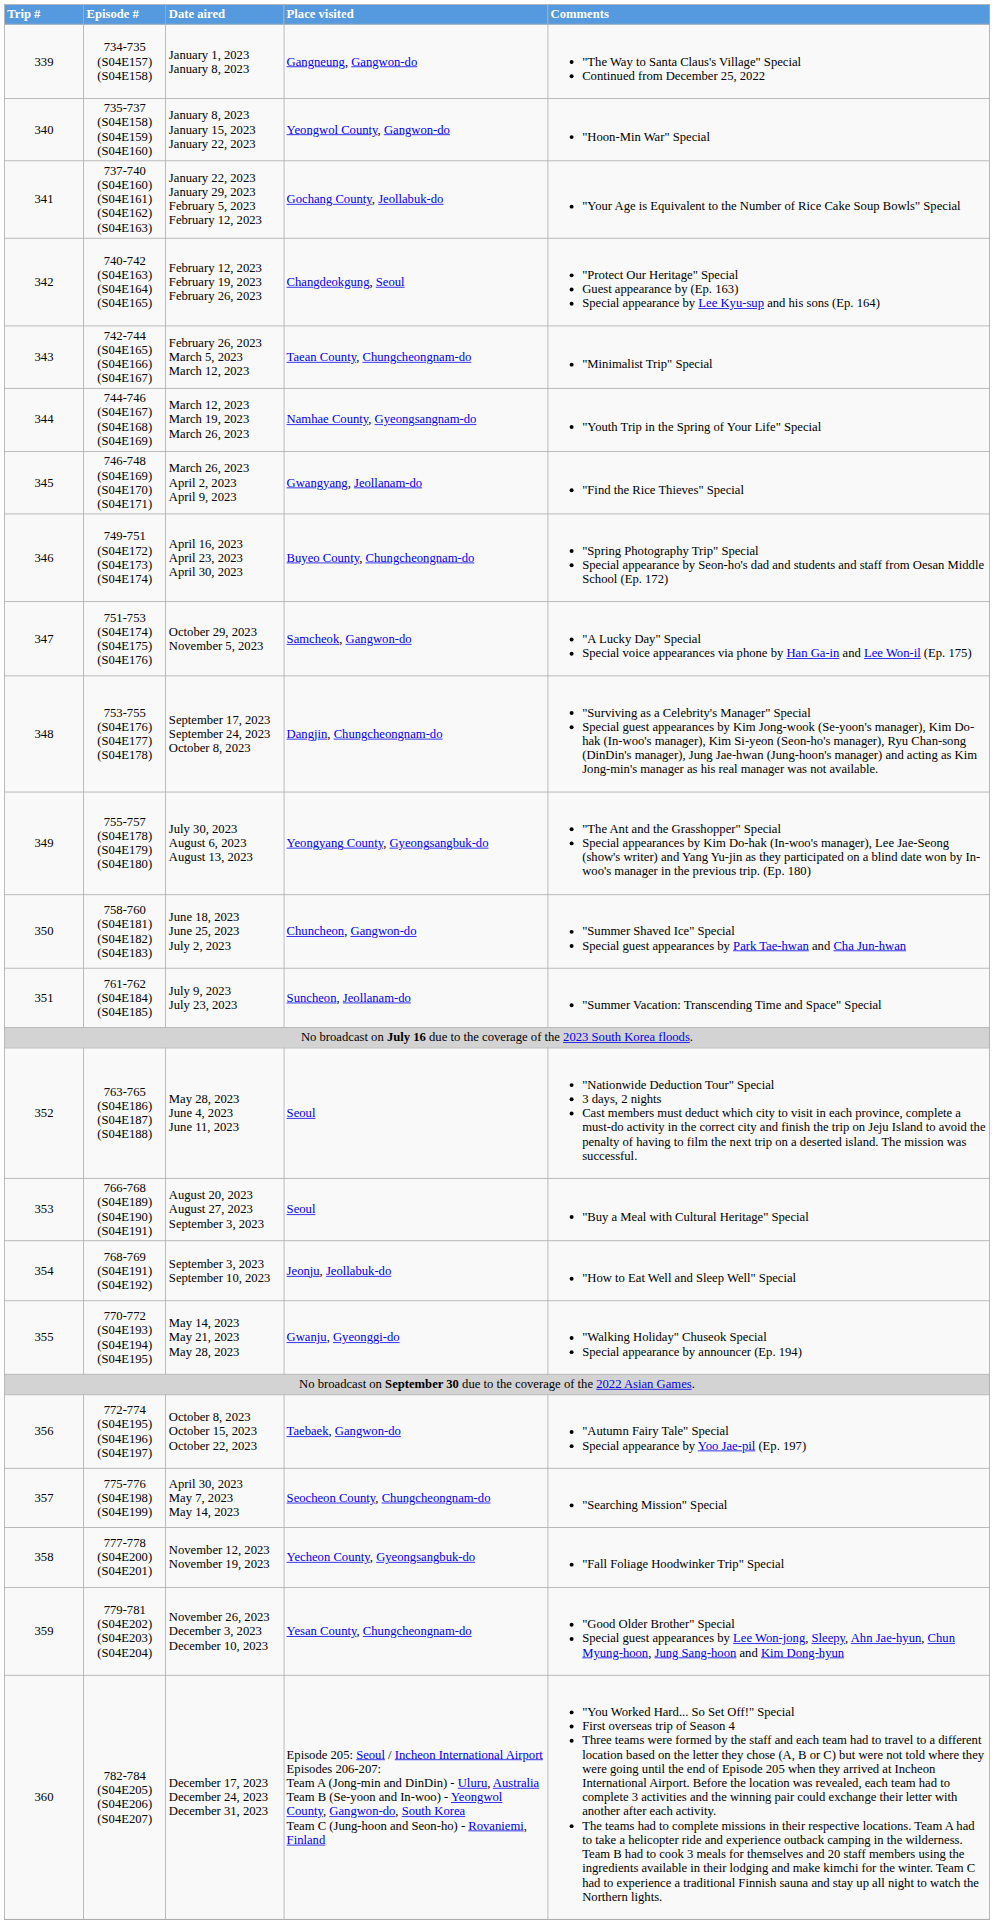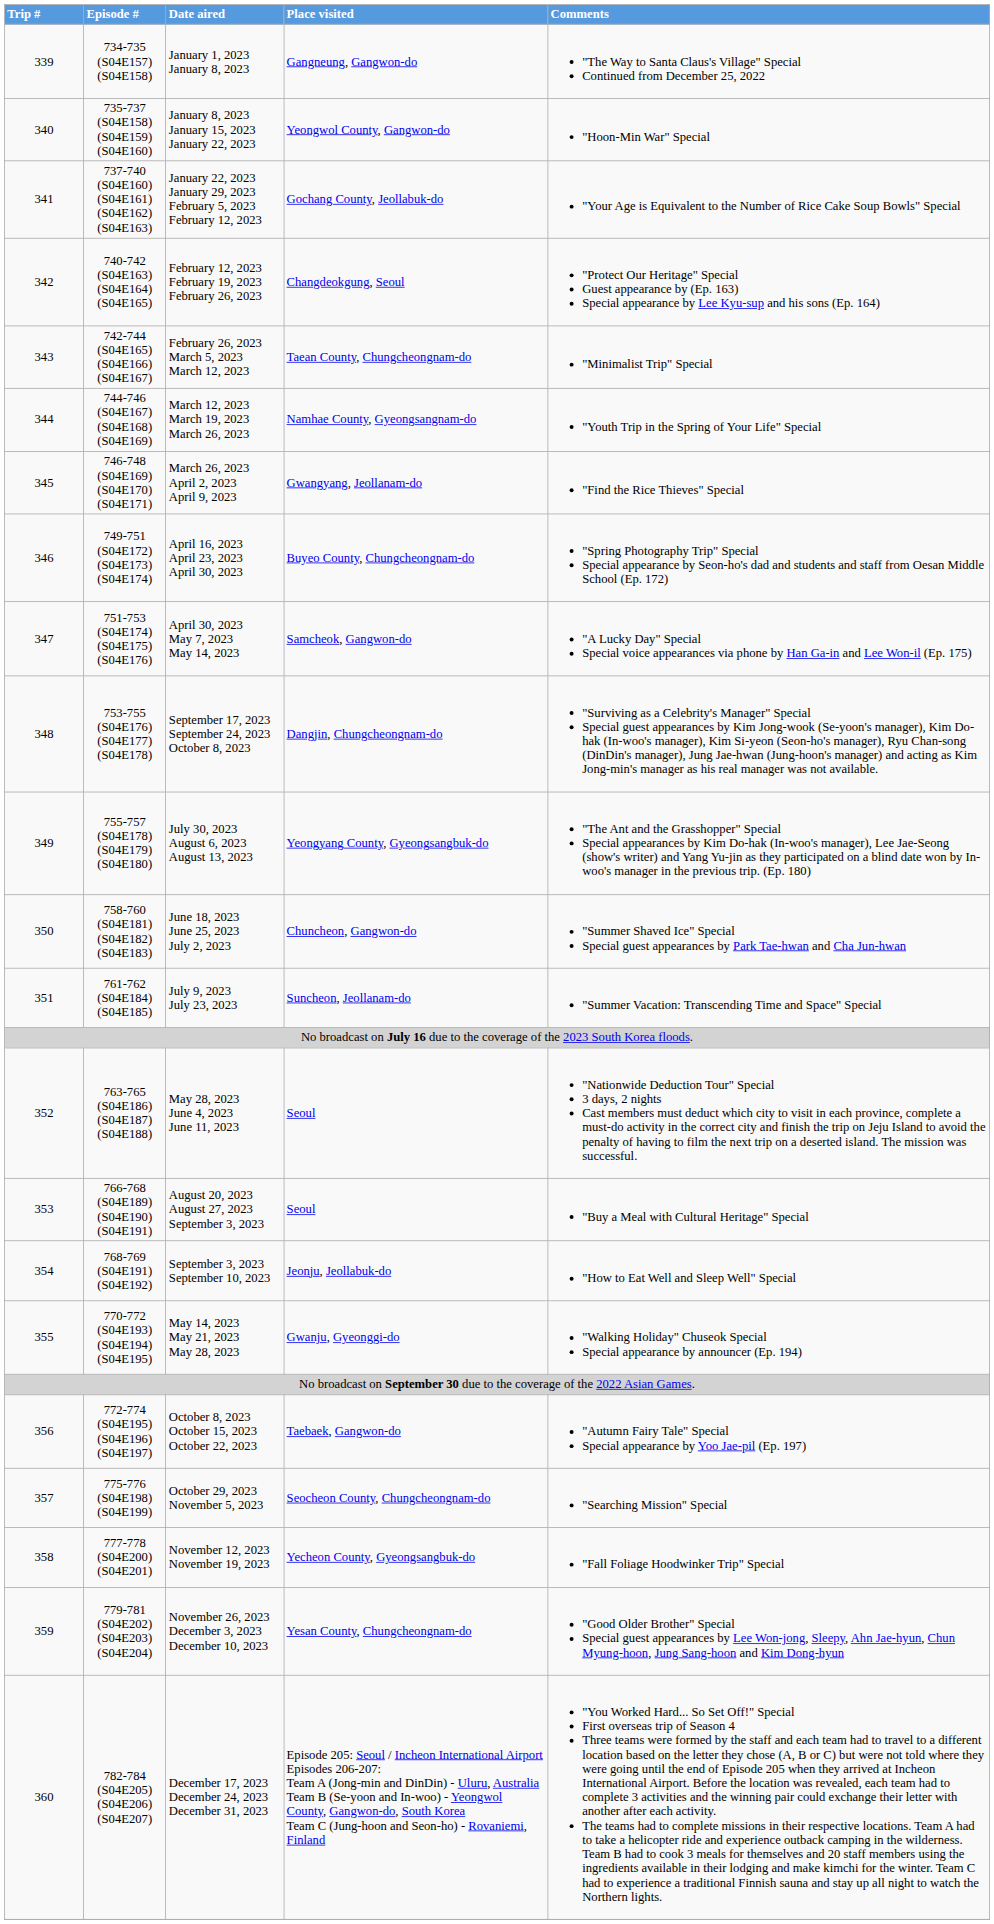(216, 638) October 29, 2023 November 5, 2023 -> (206, 638) April 30, 2023 May 7, 2023 May 14, 2023
(206, 1498) April 30, 2023 May 7, 2023 May 14, 2023 -> (216, 1498) October 29, 2023 November 5, 2023
